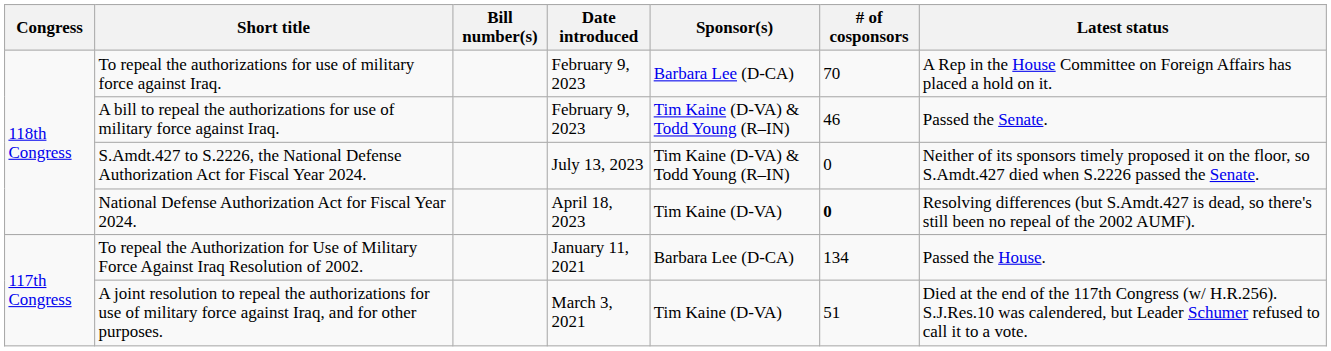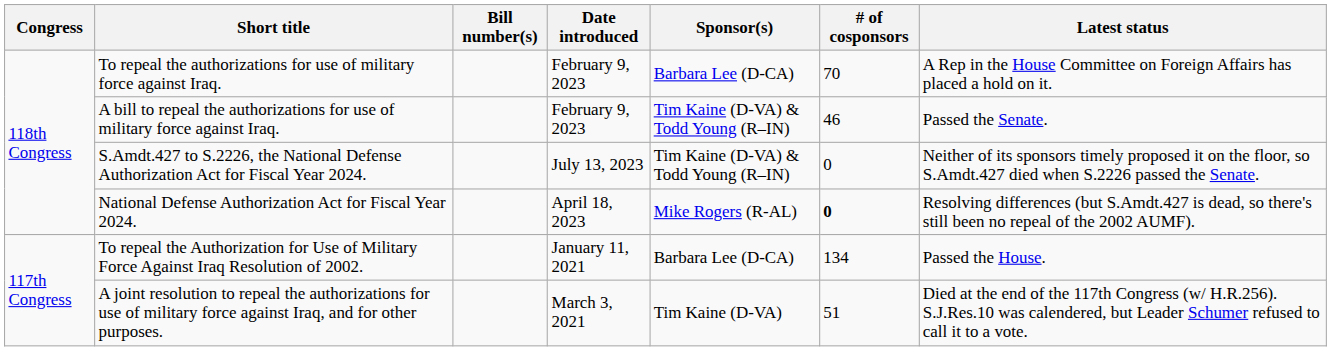(718, 211) Tim Kaine (D-VA) -> (725, 211) Mike Rogers (R-AL)
